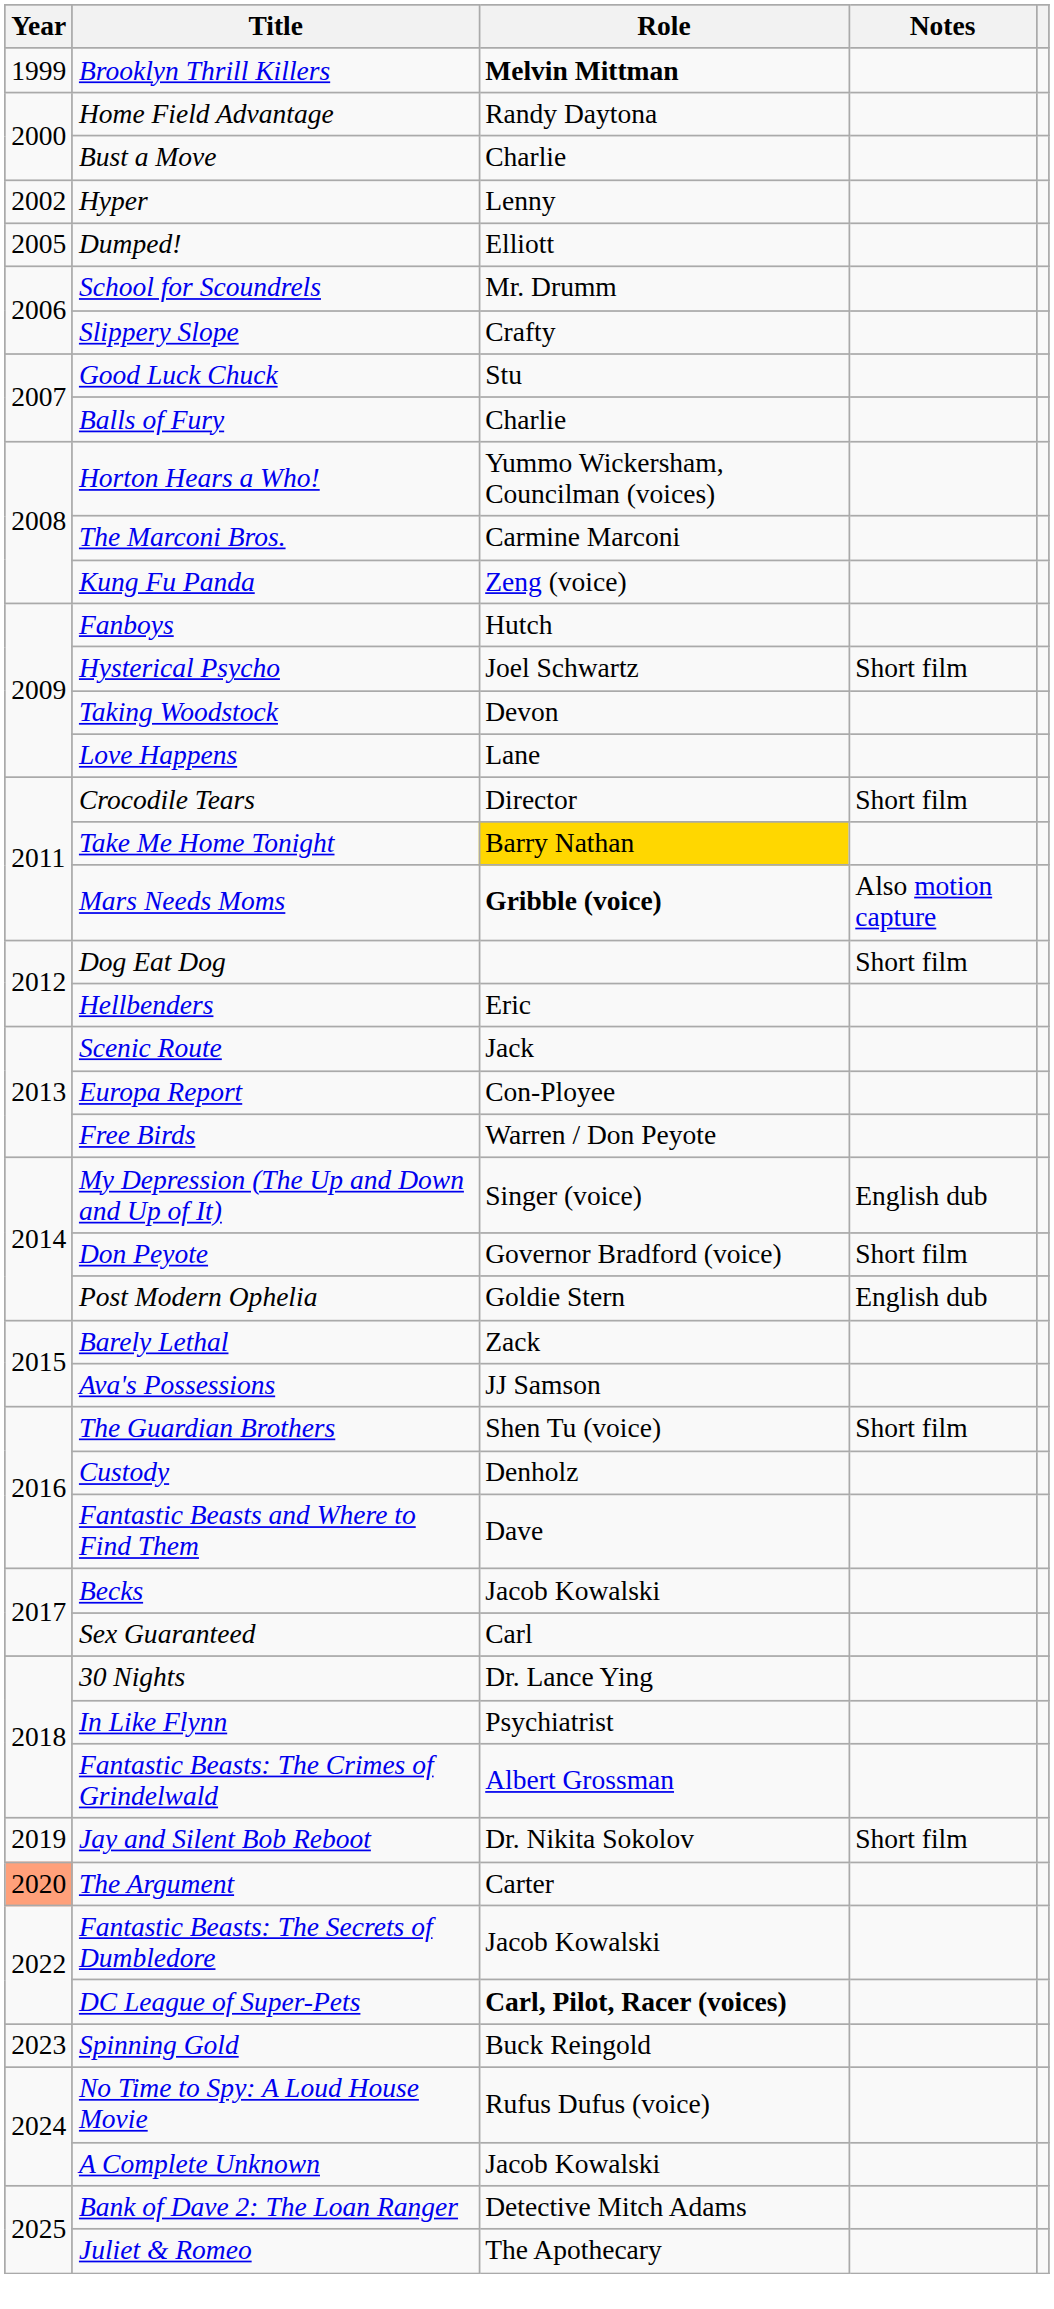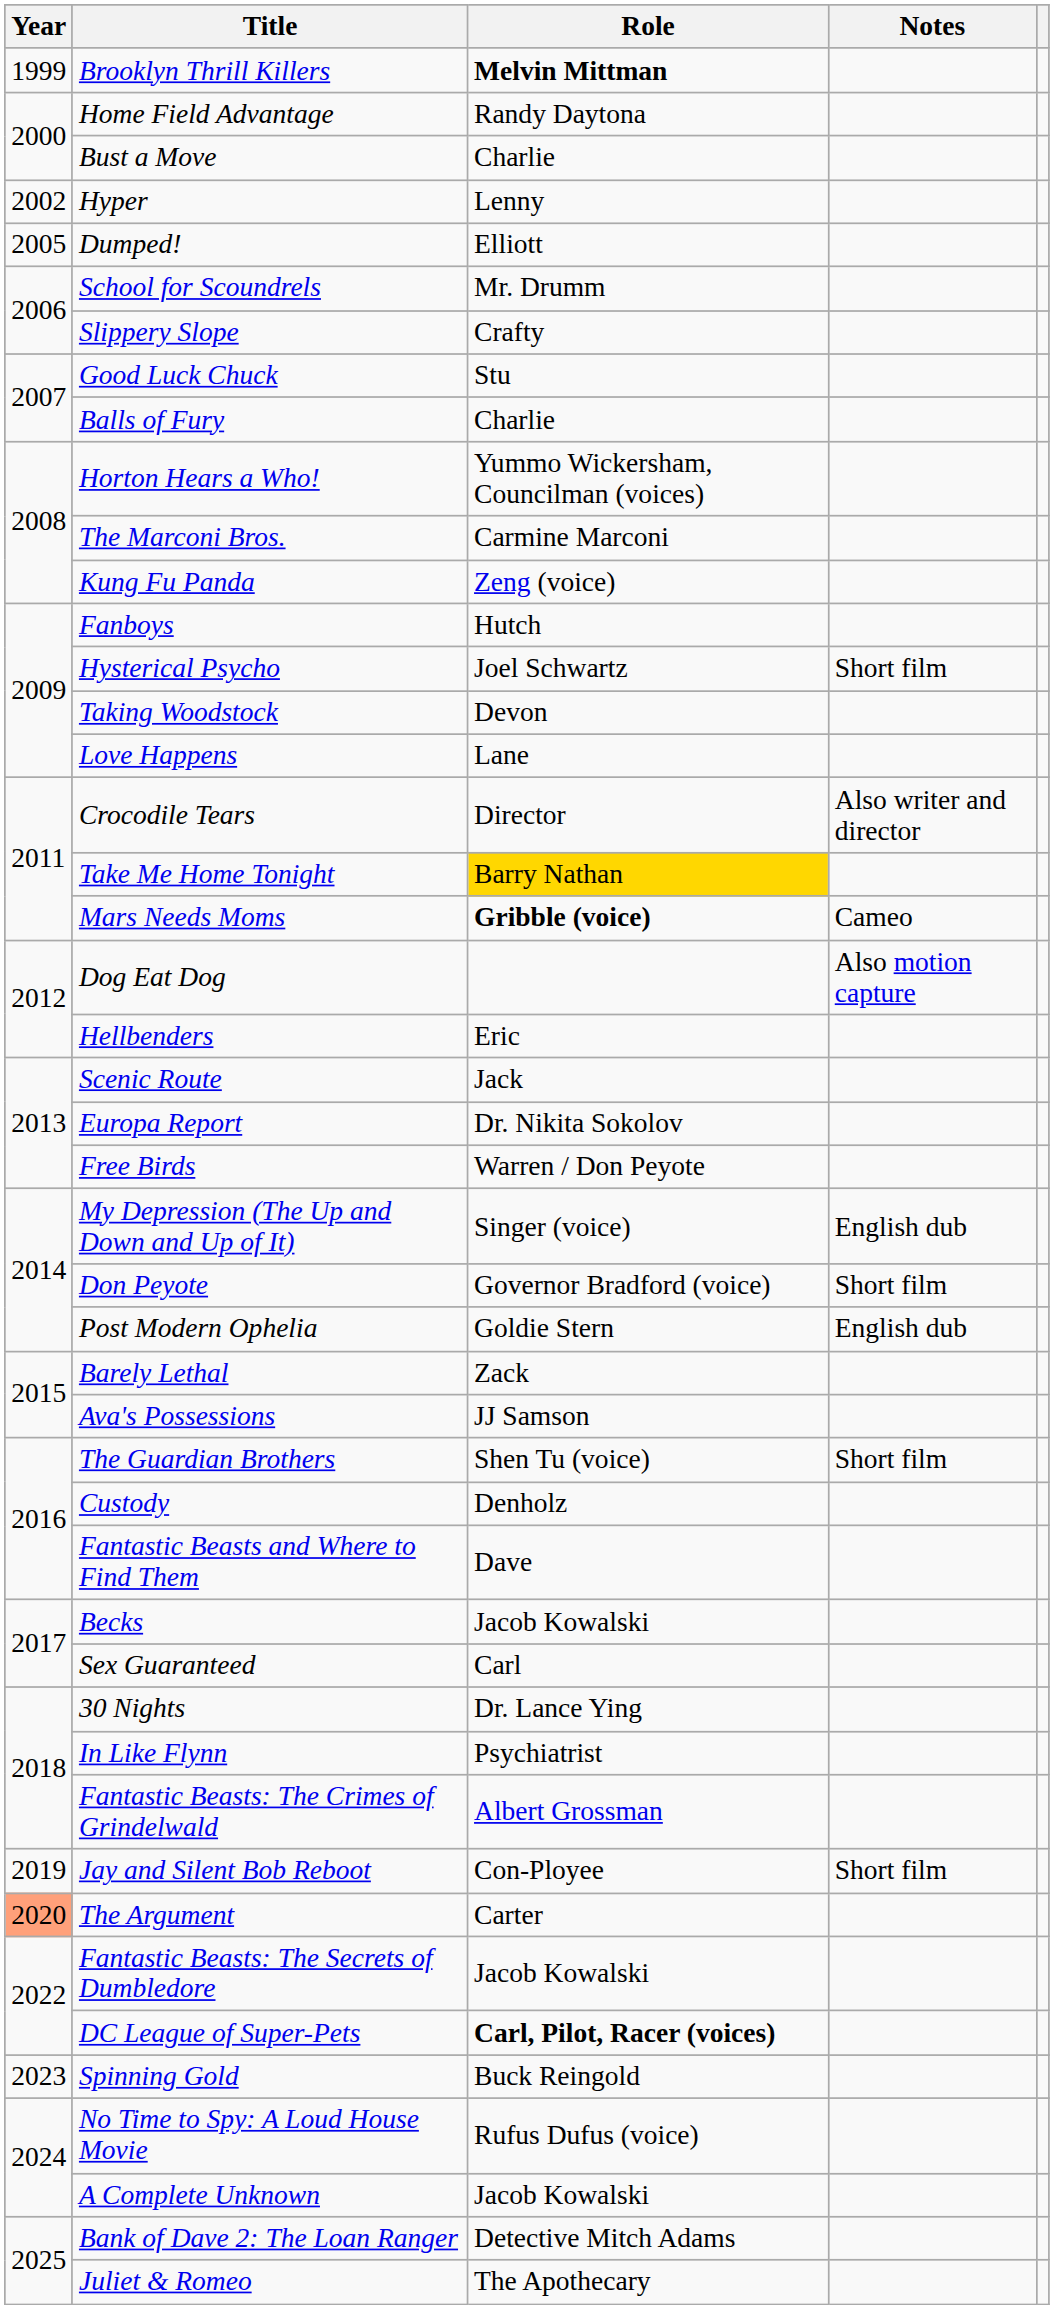(911, 799) Short film -> (920, 814) Also writer and director
(924, 902) Also motion capture -> (874, 917) Cameo
(911, 961) Short film -> (903, 976) Also motion capture
(550, 1092) Con-Ployee -> (578, 1123) Dr. Nikita Sokolov
(590, 1839) Dr. Nikita Sokolov -> (539, 1870) Con-Ployee
